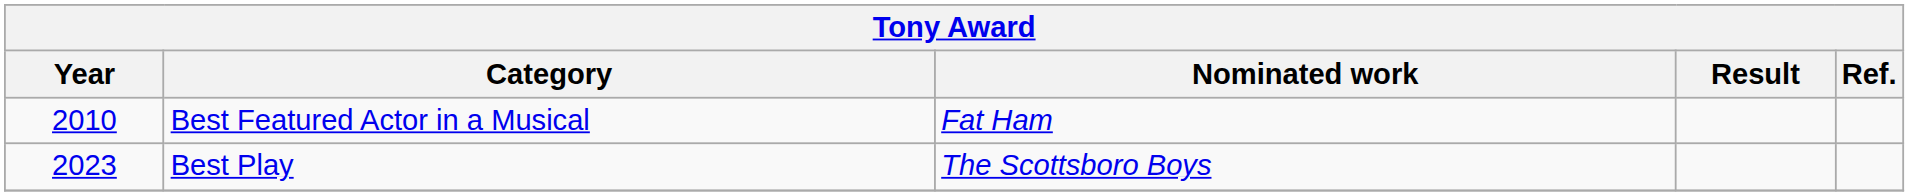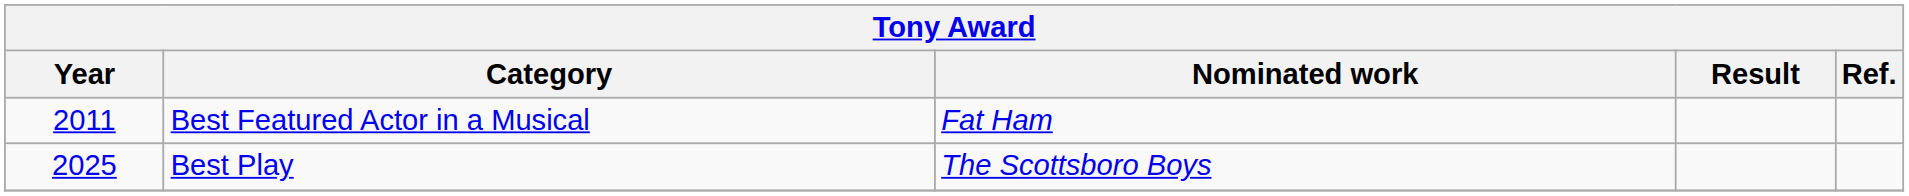(84, 119) 2010 -> (84, 119) 2011
(84, 166) 2023 -> (84, 166) 2025
